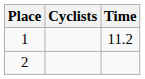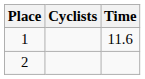(120, 39) 11.2 -> (120, 39) 11.6
